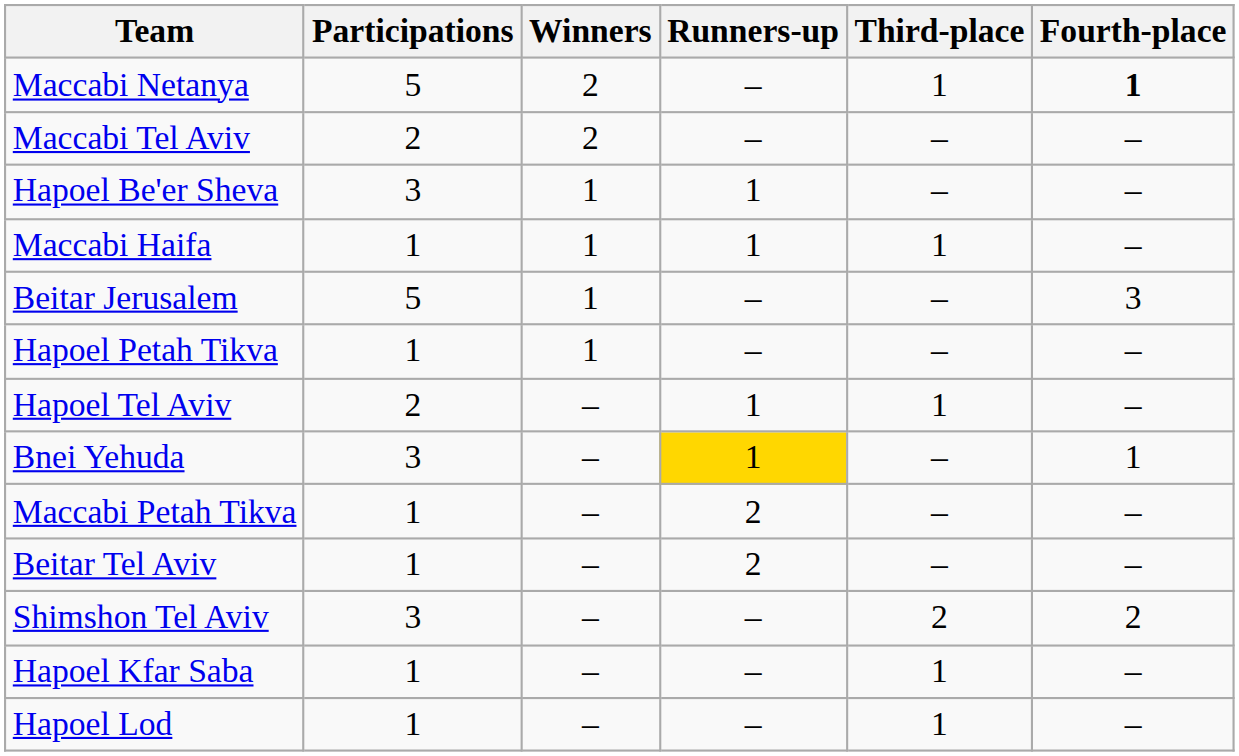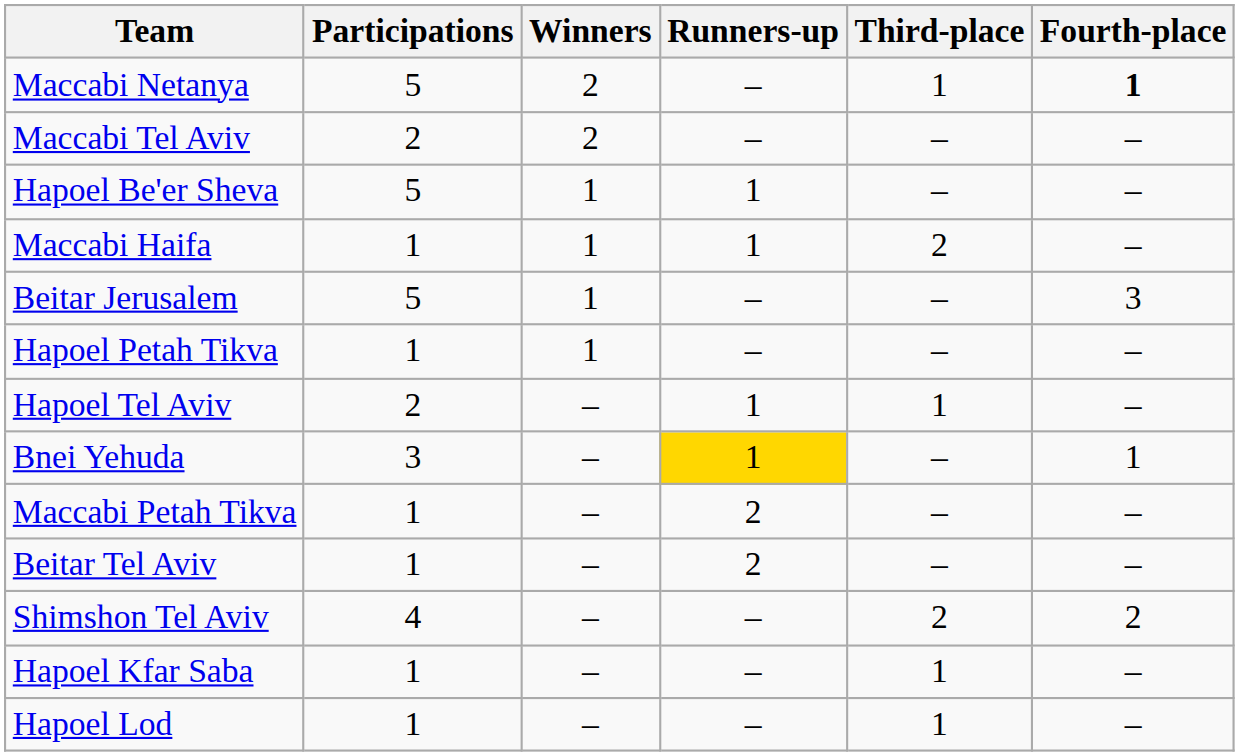(413, 191) 3 -> (413, 191) 5
(939, 244) 1 -> (939, 244) 2
(413, 617) 3 -> (413, 617) 4
